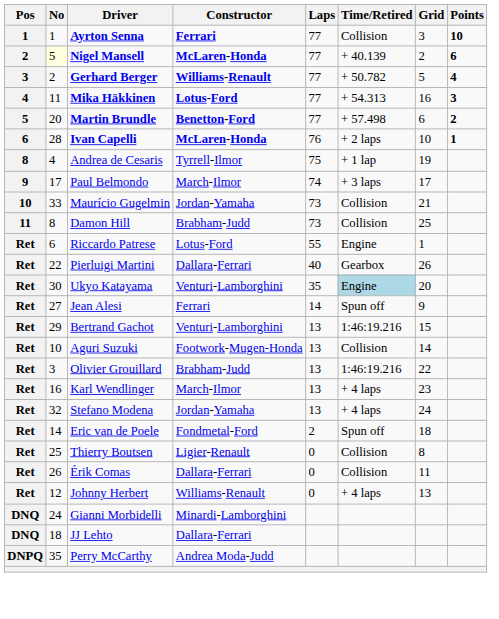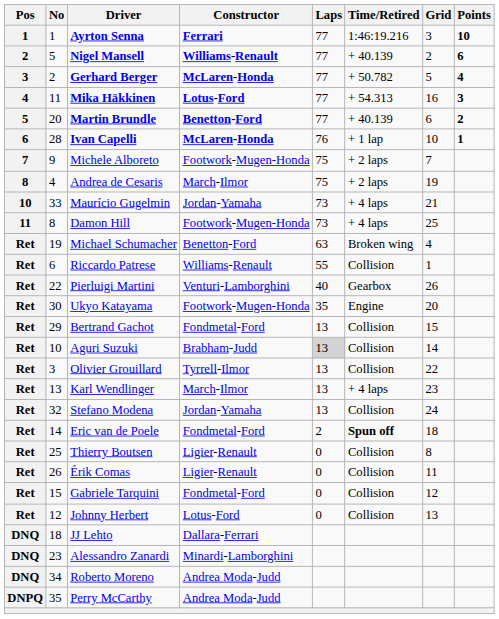(364, 35) Collision -> (378, 35) 1:46:19.216
(52, 56) lightyellow background -> (52, 56) no background
(221, 56) McLaren-Honda -> (230, 56) Williams-Renault
(223, 77) Williams-Renault -> (228, 77) McLaren-Honda
(363, 119) + 57.498 -> (370, 119) + 40.139
(361, 139) + 2 laps -> (365, 139) + 1 lap
+ row: (114, 160)
(209, 160) Tyrrell-Ilmor -> (215, 181) March-Ilmor
(359, 160) + 1 lap -> (368, 181) + 2 laps
- row: (109, 181)
(364, 202) Collision -> (368, 202) + 4 laps
(213, 223) Brabham-Judd -> (246, 223) Footwork-Mugen-Honda
(364, 223) Collision -> (368, 223) + 4 laps
+ row: (124, 243)
(204, 243) Lotus-Ford -> (227, 264) Williams-Renault
(359, 243) Engine -> (371, 264) Collision
(214, 264) Dallara-Ferrari -> (236, 285) Venturi-Lamborghini
(229, 285) Venturi-Lamborghini -> (246, 306) Footwork-Mugen-Honda
(359, 285) lightblue background -> (366, 306) no background
- row: (96, 306)
(229, 327) Venturi-Lamborghini -> (224, 327) Fondmetal-Ford
(371, 327) 1:46:19.216 -> (371, 327) Collision
(239, 347) Footwork-Mugen-Honda -> (220, 347) Brabham-Judd
(315, 347) no background -> (322, 347) lightgrey background
(213, 368) Brabham-Judd -> (216, 368) Tyrrell-Ilmor
(371, 368) 1:46:19.216 -> (371, 368) Collision
(55, 389) 16 -> (55, 389) 13
(361, 410) + 4 laps -> (371, 410) Collision
(363, 431) normal -> (371, 431) bold
(214, 472) Dallara-Ferrari -> (220, 472) Ligier-Renault
+ row: (115, 493)
(220, 493) Williams-Renault -> (211, 514) Lotus-Ford
(361, 493) + 4 laps -> (371, 514) Collision
- row: (116, 514)
+ row: (120, 555)
+ row: (112, 576)
